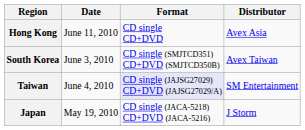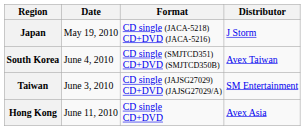rows swapped: (33, 112) <-> (33, 33)
(89, 59) June 3, 2010 -> (89, 59) June 4, 2010
(89, 86) June 4, 2010 -> (89, 86) June 3, 2010
(172, 86) lavender background -> (172, 86) no background
